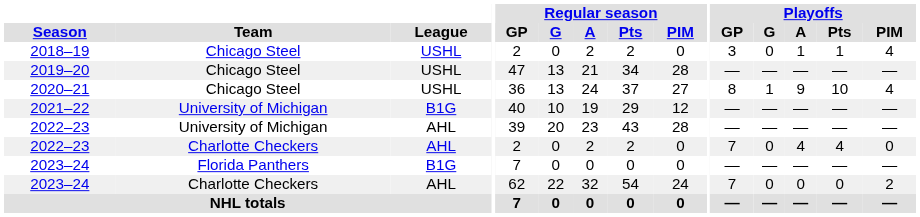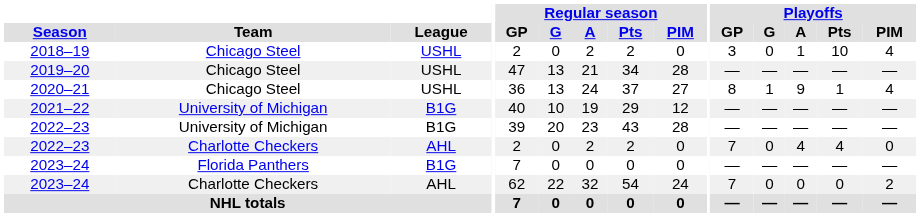(840, 51) 1 -> (840, 51) 10
(840, 89) 10 -> (840, 89) 1
(441, 127) AHL -> (441, 127) B1G
